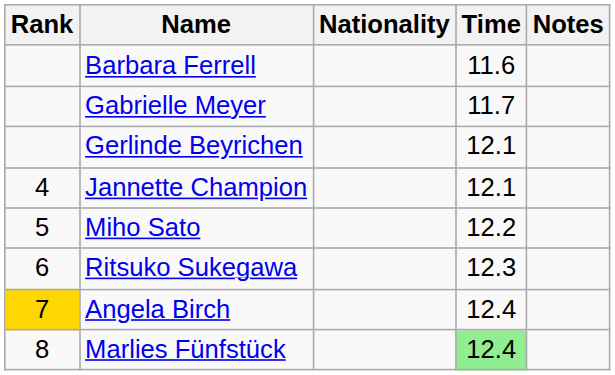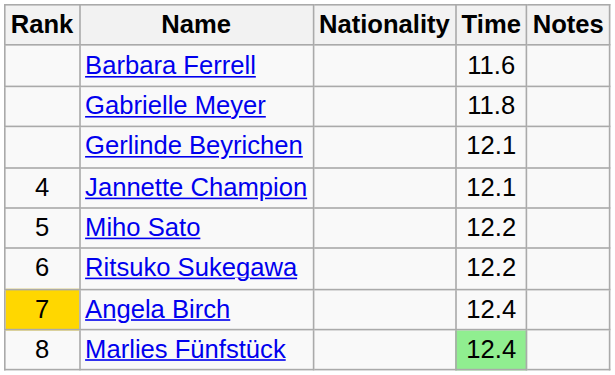(491, 106) 11.7 -> (491, 106) 11.8
(491, 268) 12.3 -> (491, 268) 12.2
